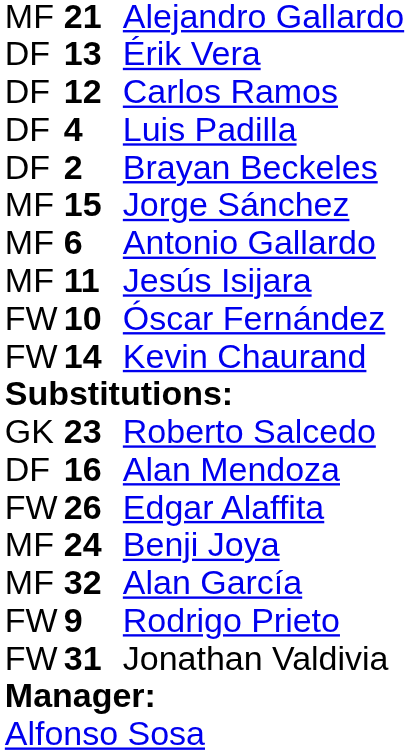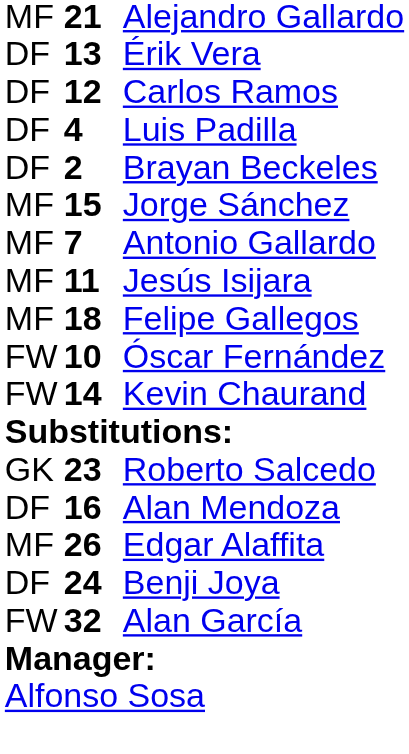(73, 242) 6 -> (73, 242) 7
+ row: (241, 318)
(31, 507) FW -> (29, 545) MF
(29, 545) MF -> (27, 582) DF
(29, 582) MF -> (31, 620) FW
- row: (231, 620)
- row: (256, 658)
